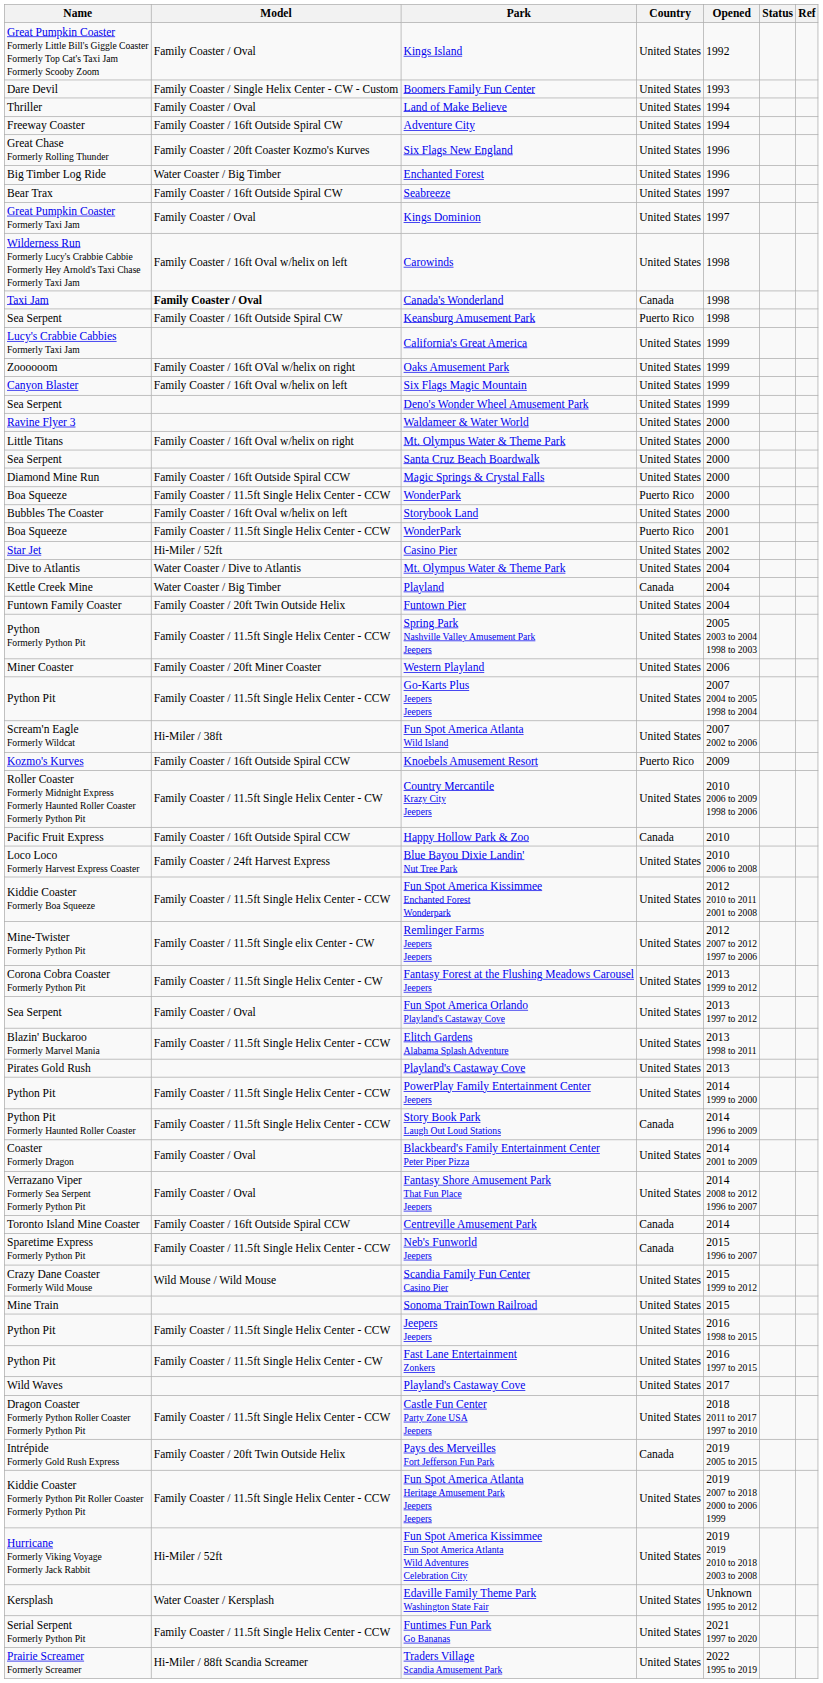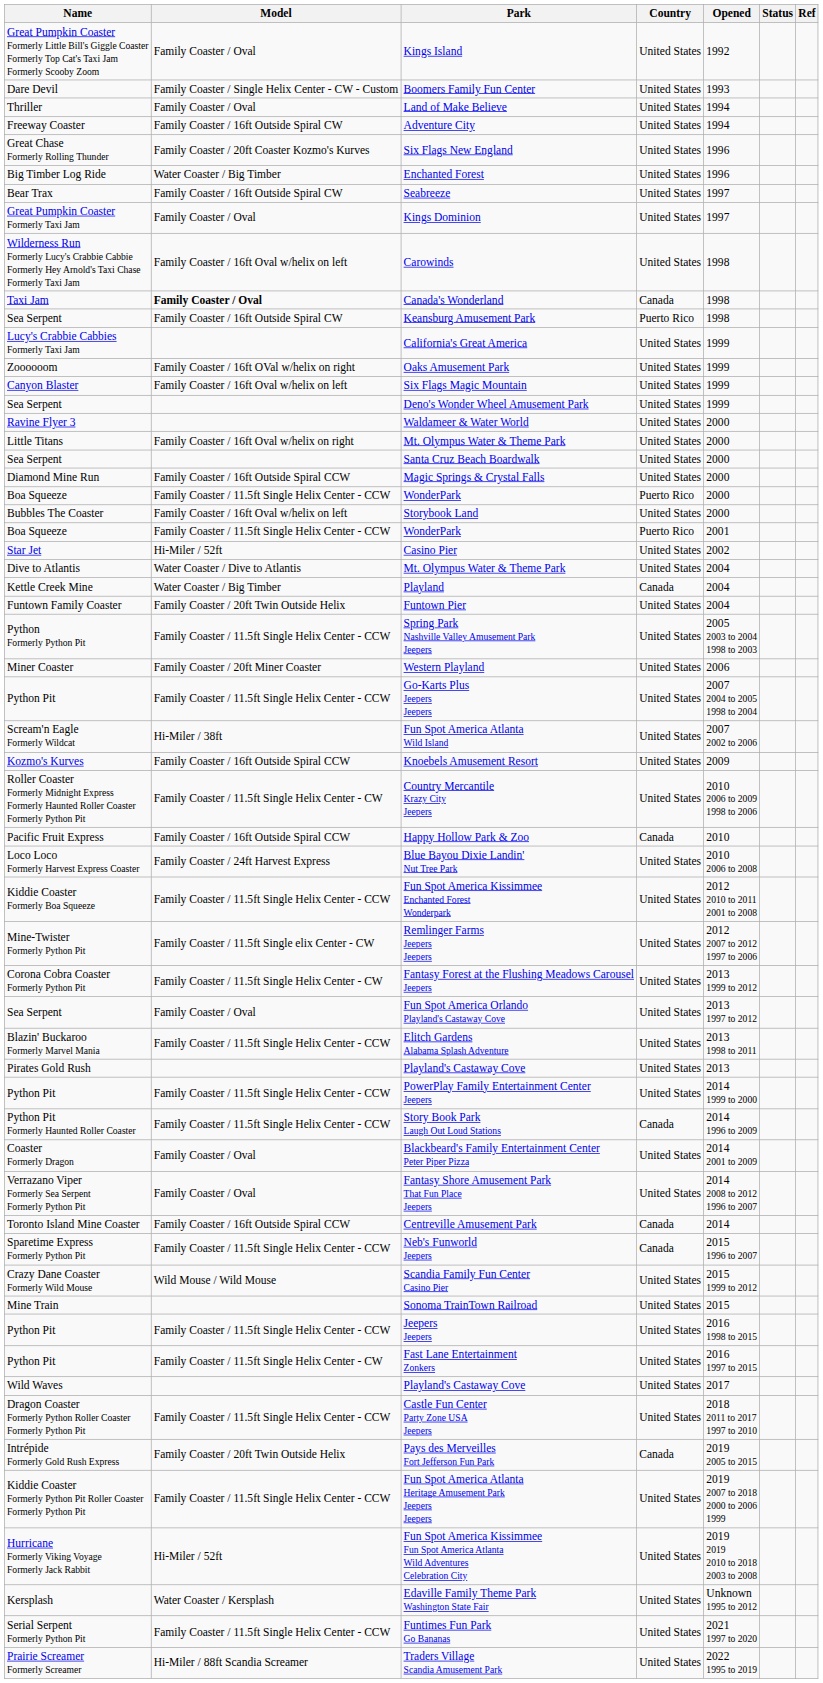(667, 761) Puerto Rico -> (670, 761) United States
